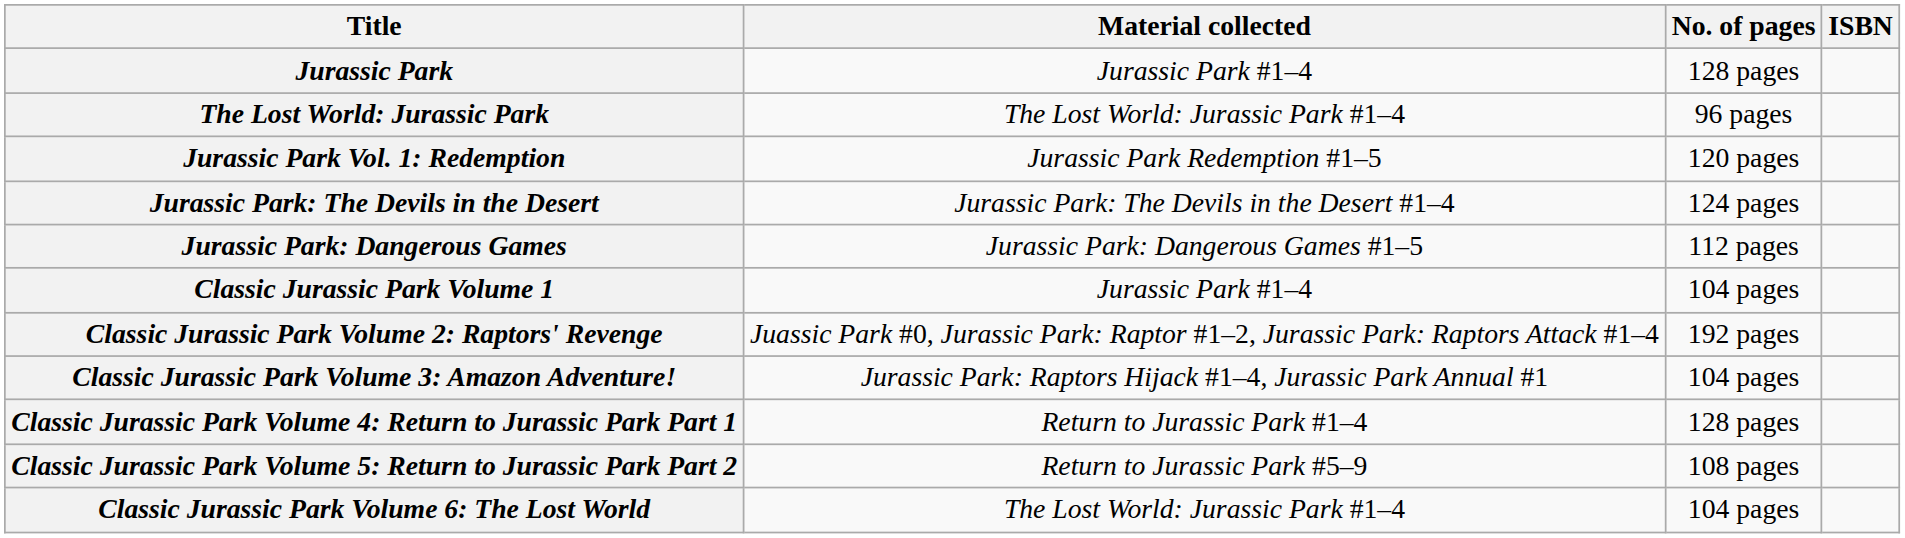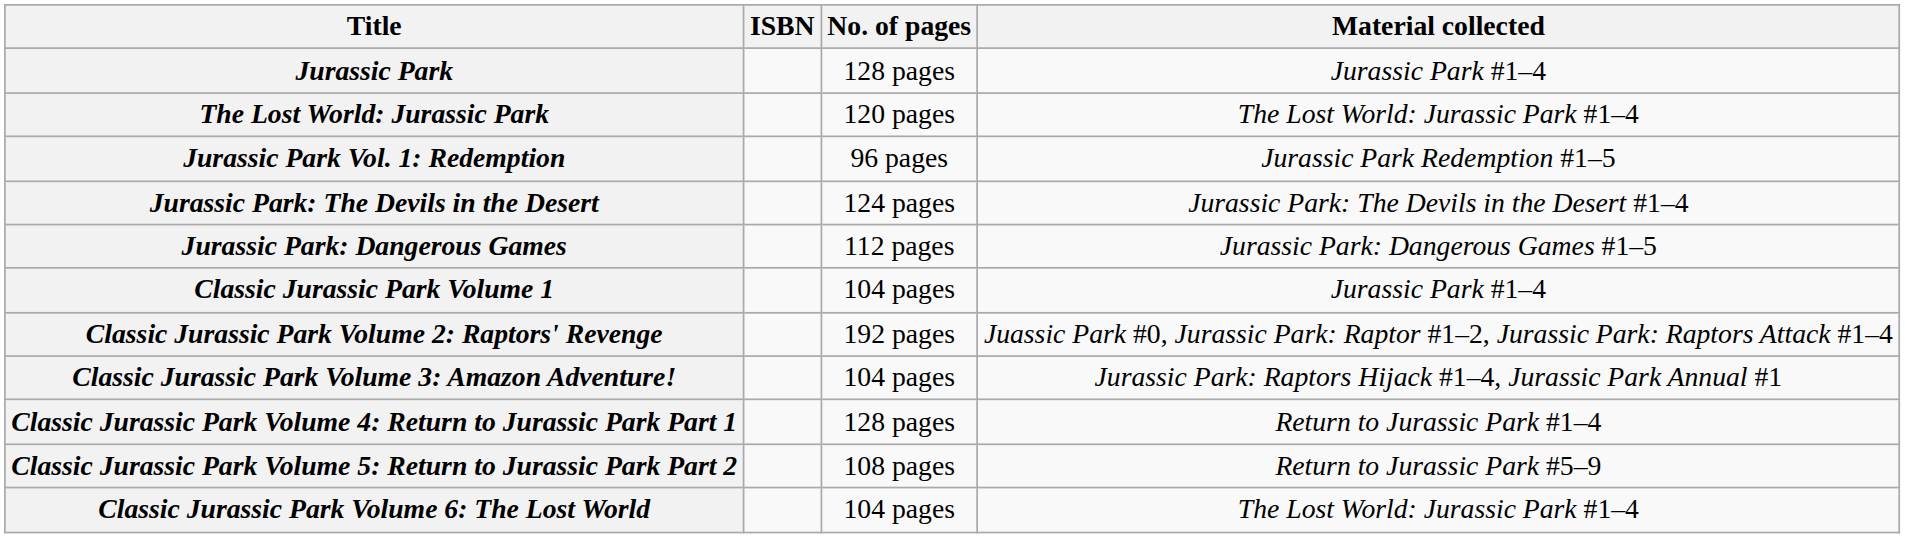columns swapped: (1204, 26) <-> (1861, 26)
(1744, 114) 96 pages -> (899, 114) 120 pages
(1744, 158) 120 pages -> (899, 158) 96 pages
